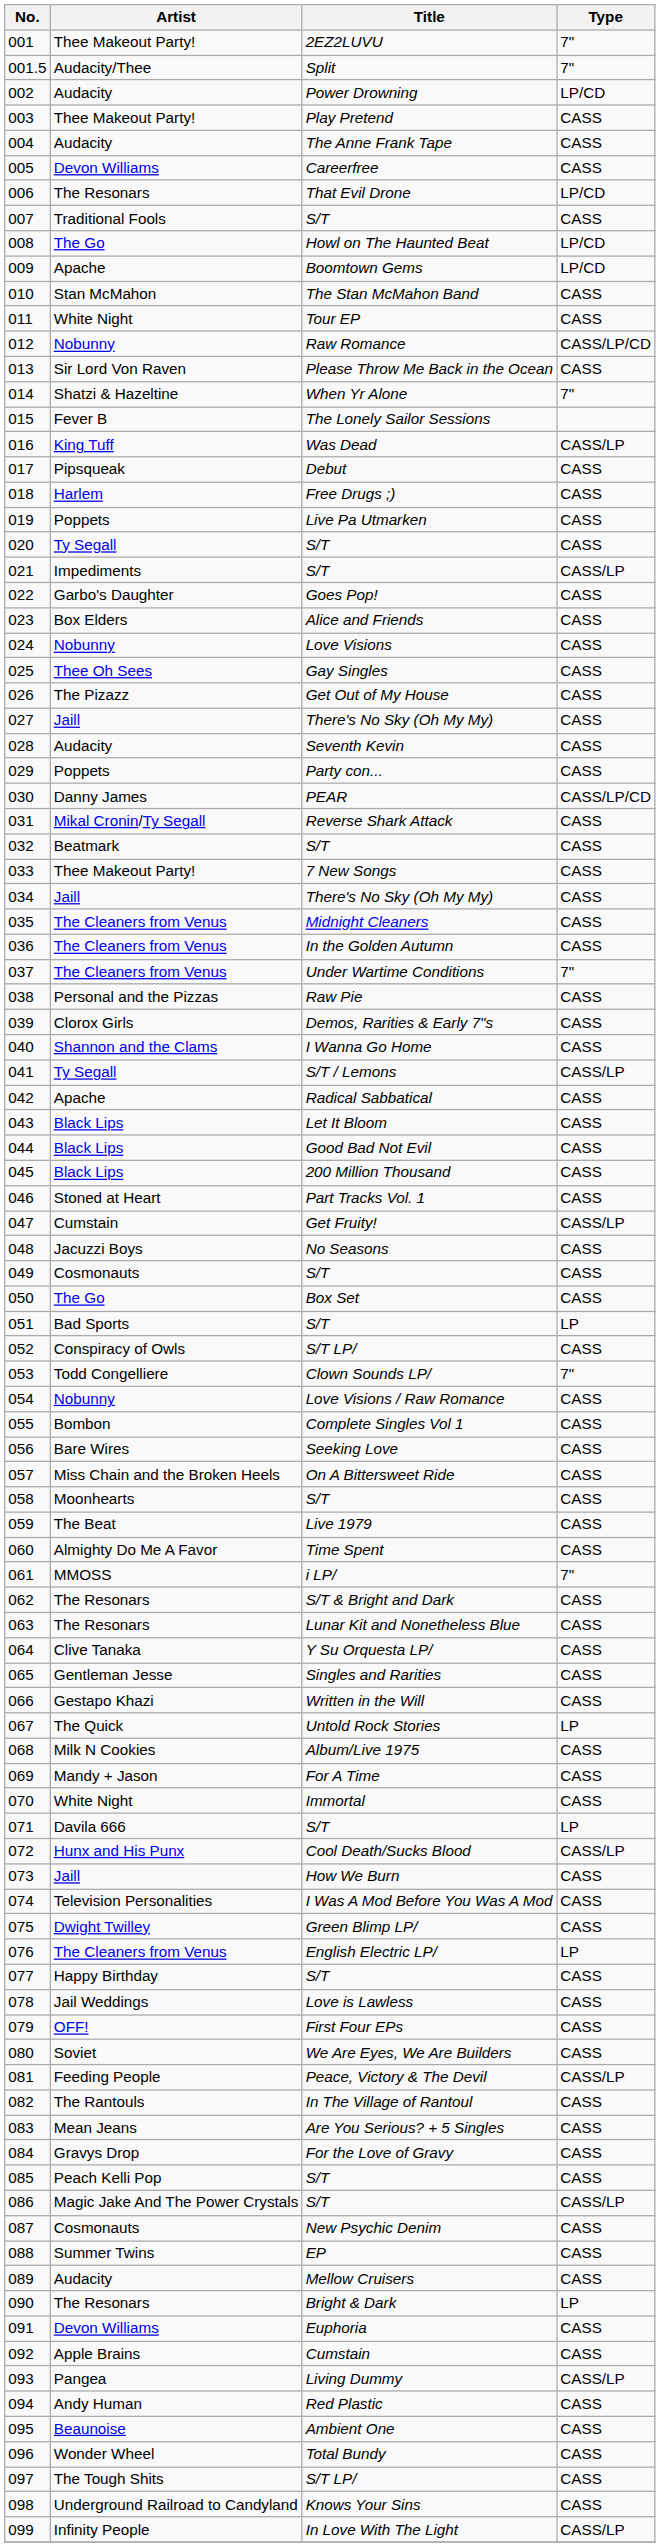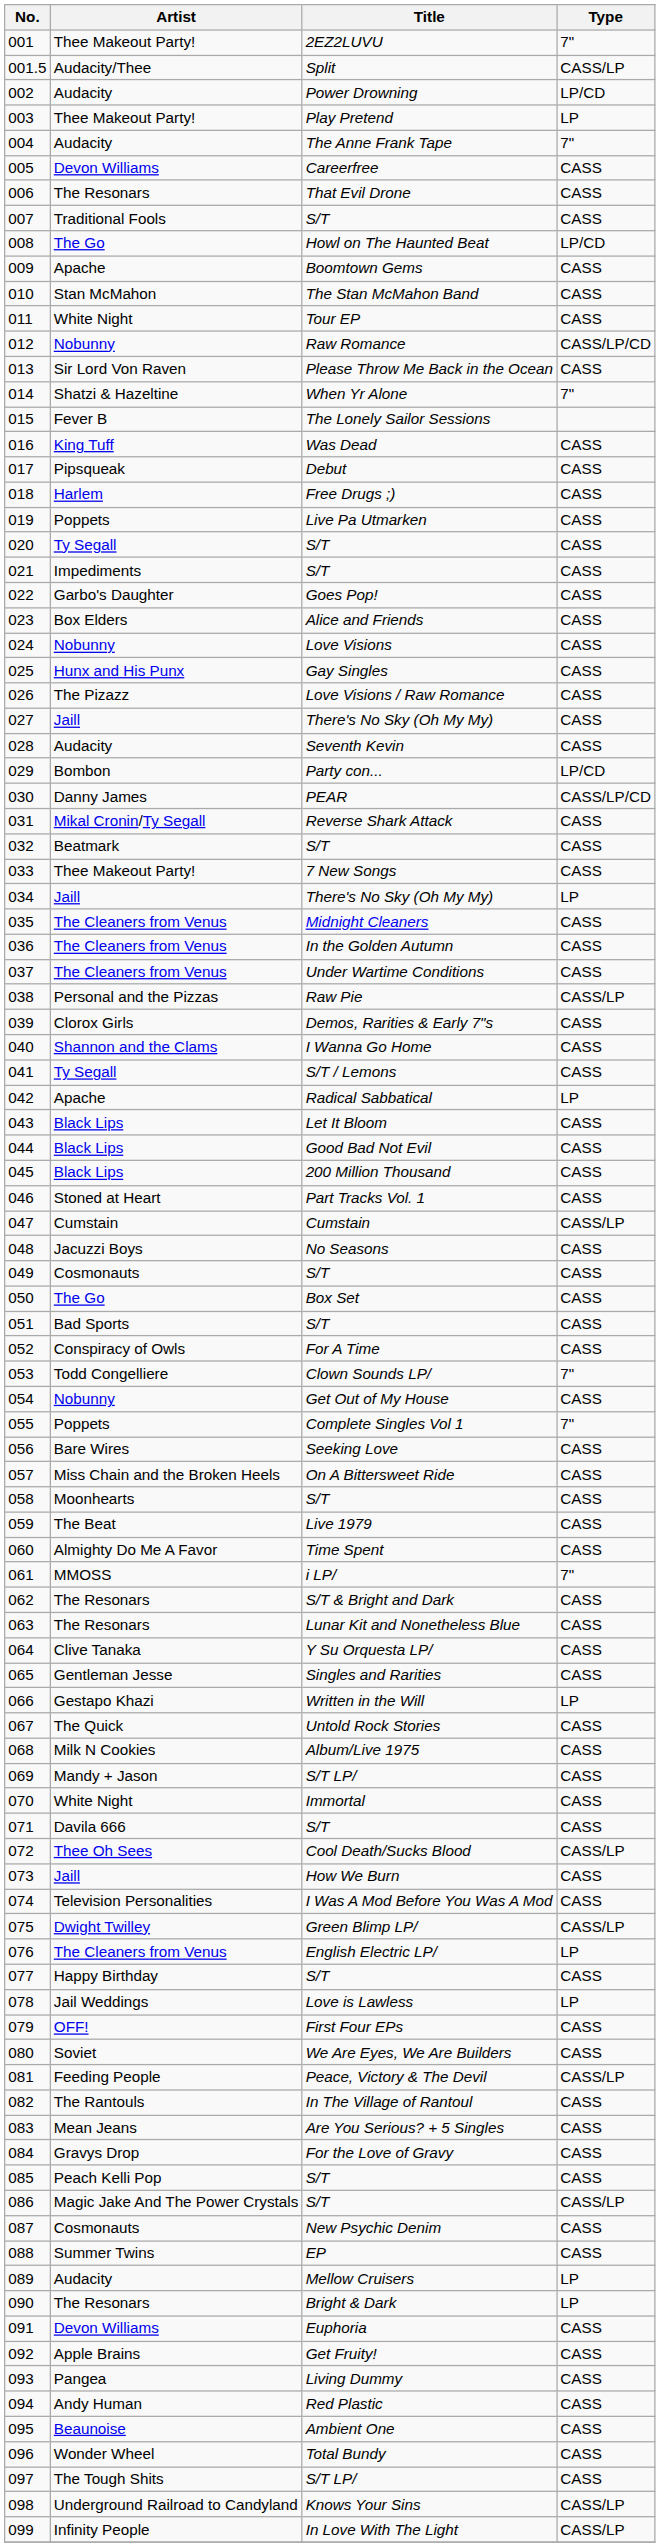(567, 67) 7" -> (593, 67) CASS/LP
(581, 118) CASS -> (570, 118) LP
(581, 143) CASS -> (567, 143) 7"
(583, 193) LP/CD -> (581, 193) CASS
(583, 268) LP/CD -> (581, 268) CASS
(593, 444) CASS/LP -> (581, 444) CASS
(593, 570) CASS/LP -> (581, 570) CASS
(103, 670) Thee Oh Sees -> (119, 670) Hunx and His Punx
(377, 695) Get Out of My House -> (405, 695) Love Visions / Raw Romance
(82, 771) Poppets -> (82, 771) Bombon
(581, 771) CASS -> (583, 771) LP/CD
(581, 896) CASS -> (570, 896) LP
(567, 972) 7" -> (581, 972) CASS
(581, 997) CASS -> (593, 997) CASS/LP
(593, 1072) CASS/LP -> (581, 1072) CASS
(581, 1097) CASS -> (570, 1097) LP
(341, 1223) Get Fruity! -> (338, 1223) Cumstain
(570, 1324) LP -> (581, 1324) CASS
(331, 1349) S/T LP/ -> (343, 1349) For A Time
(405, 1399) Love Visions / Raw Romance -> (377, 1399) Get Out of My House
(82, 1424) Bombon -> (82, 1424) Poppets
(581, 1424) CASS -> (567, 1424) 7"
(581, 1700) CASS -> (570, 1700) LP
(570, 1726) LP -> (581, 1726) CASS
(343, 1776) For A Time -> (331, 1776) S/T LP/
(570, 1826) LP -> (581, 1826) CASS
(119, 1851) Hunx and His Punx -> (103, 1851) Thee Oh Sees
(581, 1926) CASS -> (593, 1926) CASS/LP
(581, 2002) CASS -> (570, 2002) LP
(581, 2278) CASS -> (570, 2278) LP
(338, 2354) Cumstain -> (341, 2354) Get Fruity!
(593, 2379) CASS/LP -> (581, 2379) CASS
(581, 2504) CASS -> (593, 2504) CASS/LP
